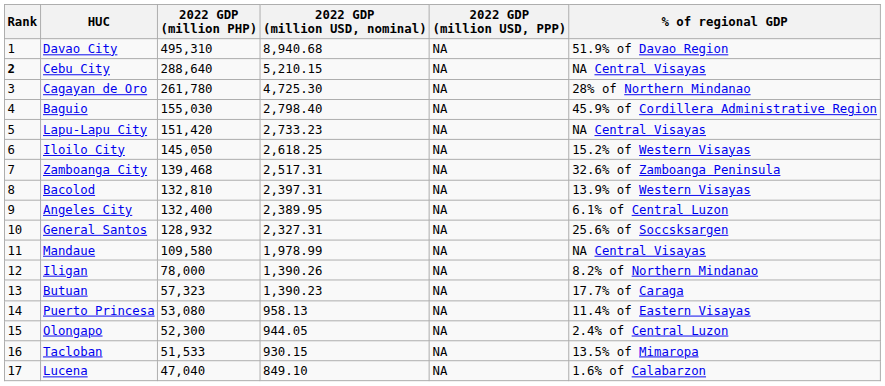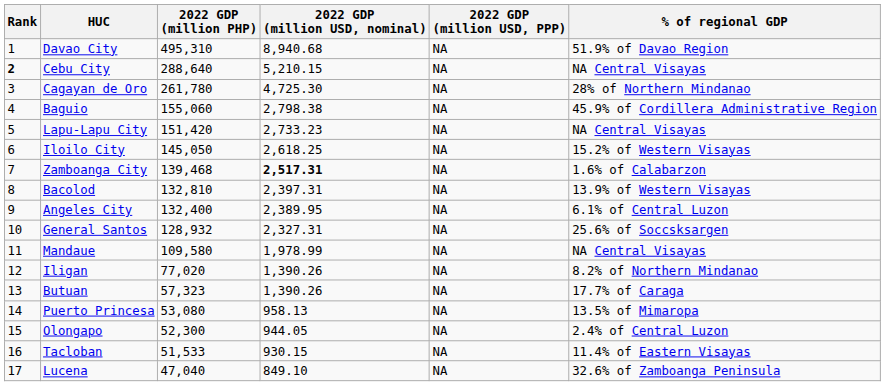(186, 109) 155,030 -> (186, 109) 155,060
(293, 109) 2,798.40 -> (293, 109) 2,798.38
(293, 170) normal -> (293, 170) bold
(676, 170) 32.6% of Zamboanga Peninsula -> (639, 170) 1.6% of Calabarzon
(183, 270) 78,000 -> (183, 270) 77,020
(293, 290) 1,390.23 -> (293, 290) 1,390.26
(661, 311) 11.4% of Eastern Visayas -> (635, 311) 13.5% of Mimaropa
(635, 351) 13.5% of Mimaropa -> (661, 351) 11.4% of Eastern Visayas
(639, 371) 1.6% of Calabarzon -> (676, 371) 32.6% of Zamboanga Peninsula
